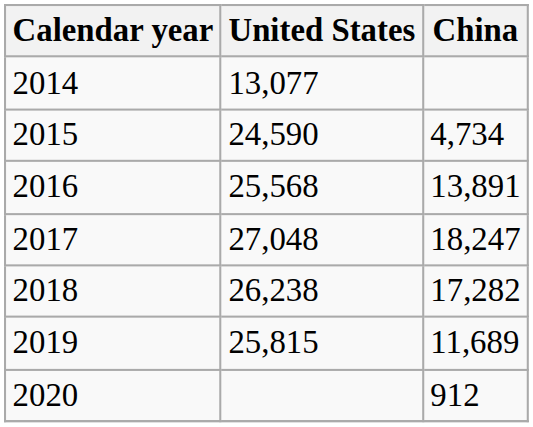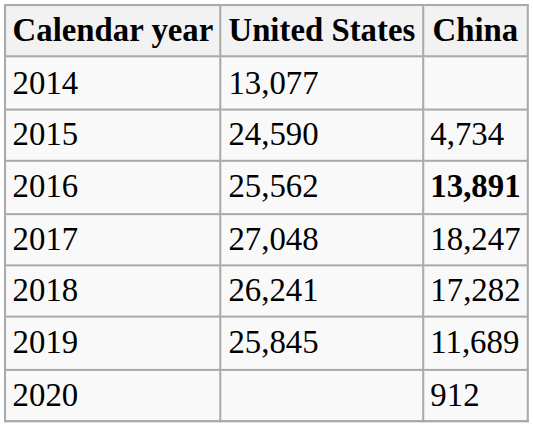(274, 186) 25,568 -> (274, 186) 25,562
(475, 186) normal -> (475, 186) bold
(274, 290) 26,238 -> (274, 290) 26,241
(274, 342) 25,815 -> (274, 342) 25,845
